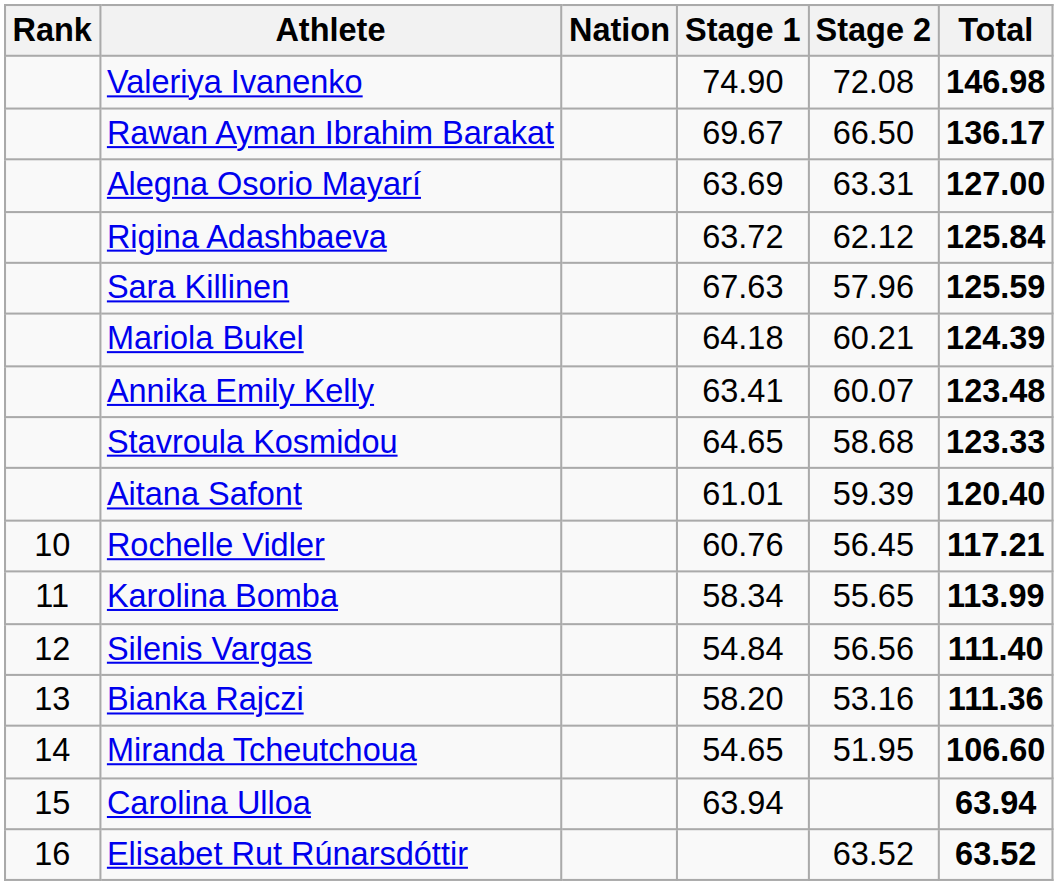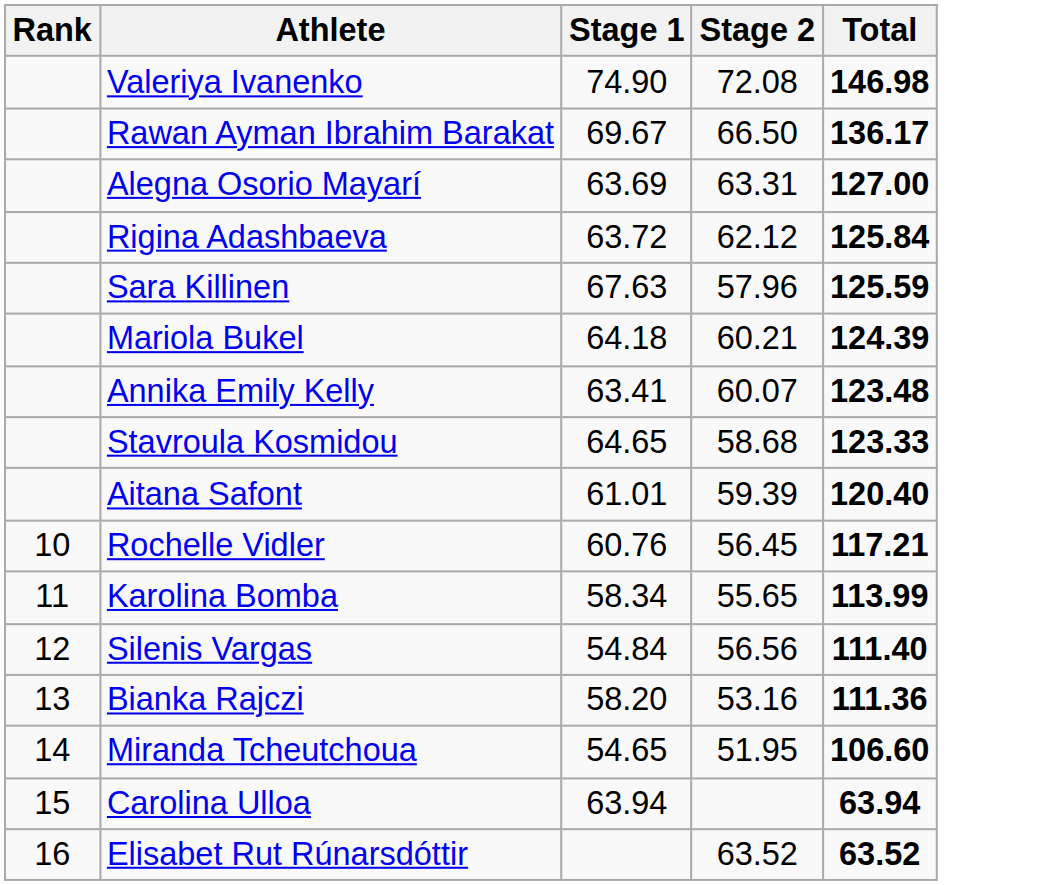- column: (620, 30)
